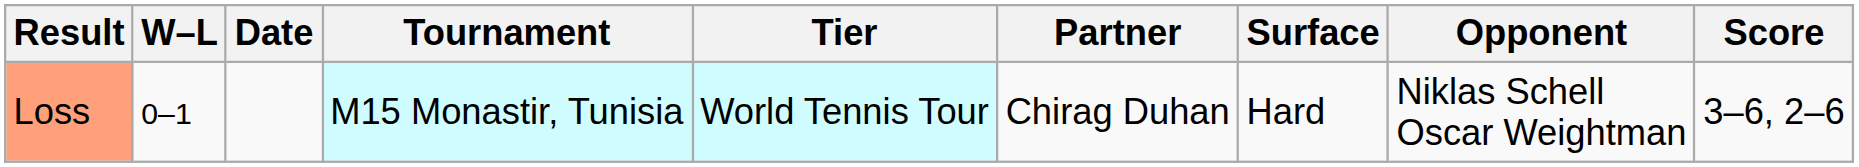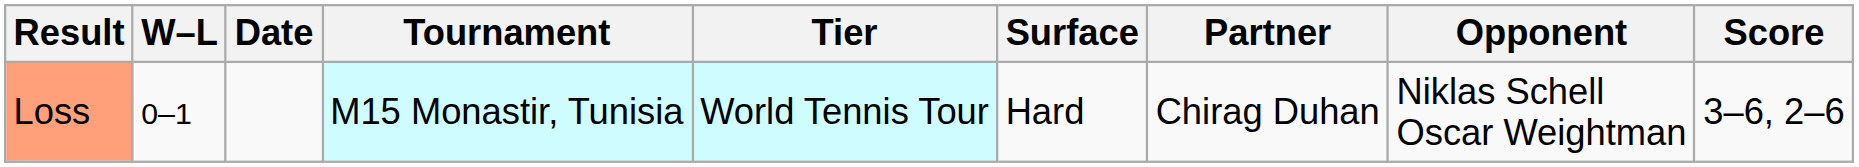columns swapped: (1313, 33) <-> (1118, 33)
